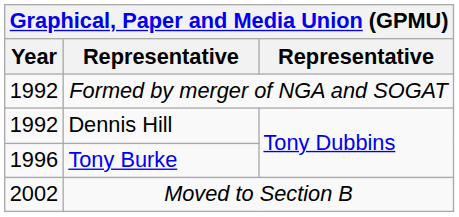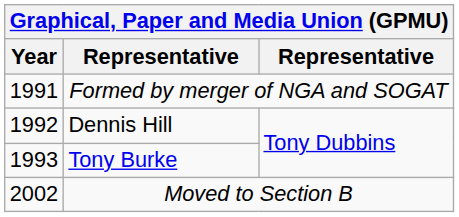(34, 90) 1992 -> (34, 90) 1991
(34, 159) 1996 -> (34, 159) 1993
